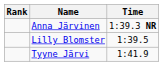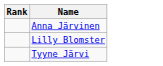- column: (133, 11)
